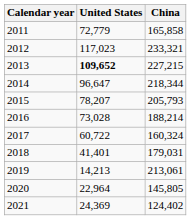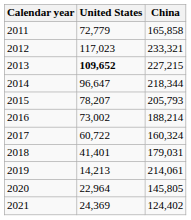(95, 118) 73,028 -> (95, 118) 73,002
(165, 170) 213,061 -> (165, 170) 214,061
